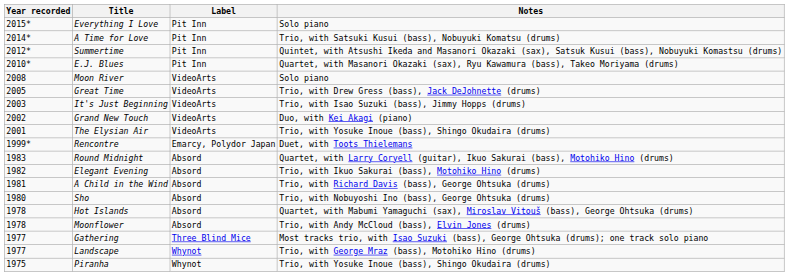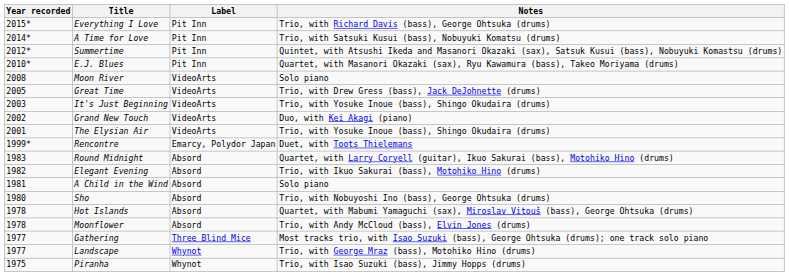(304, 24) Solo piano -> (415, 24) Trio, with Richard Davis (bass), George Ohtsuka (drums)
(403, 104) Trio, with Isao Suzuki (bass), Jimmy Hopps (drums) -> (415, 104) Trio, with Yosuke Inoue (bass), Shingo Okudaira (drums)
(415, 185) Trio, with Richard Davis (bass), George Ohtsuka (drums) -> (304, 185) Solo piano
(415, 265) Trio, with Yosuke Inoue (bass), Shingo Okudaira (drums) -> (403, 265) Trio, with Isao Suzuki (bass), Jimmy Hopps (drums)
